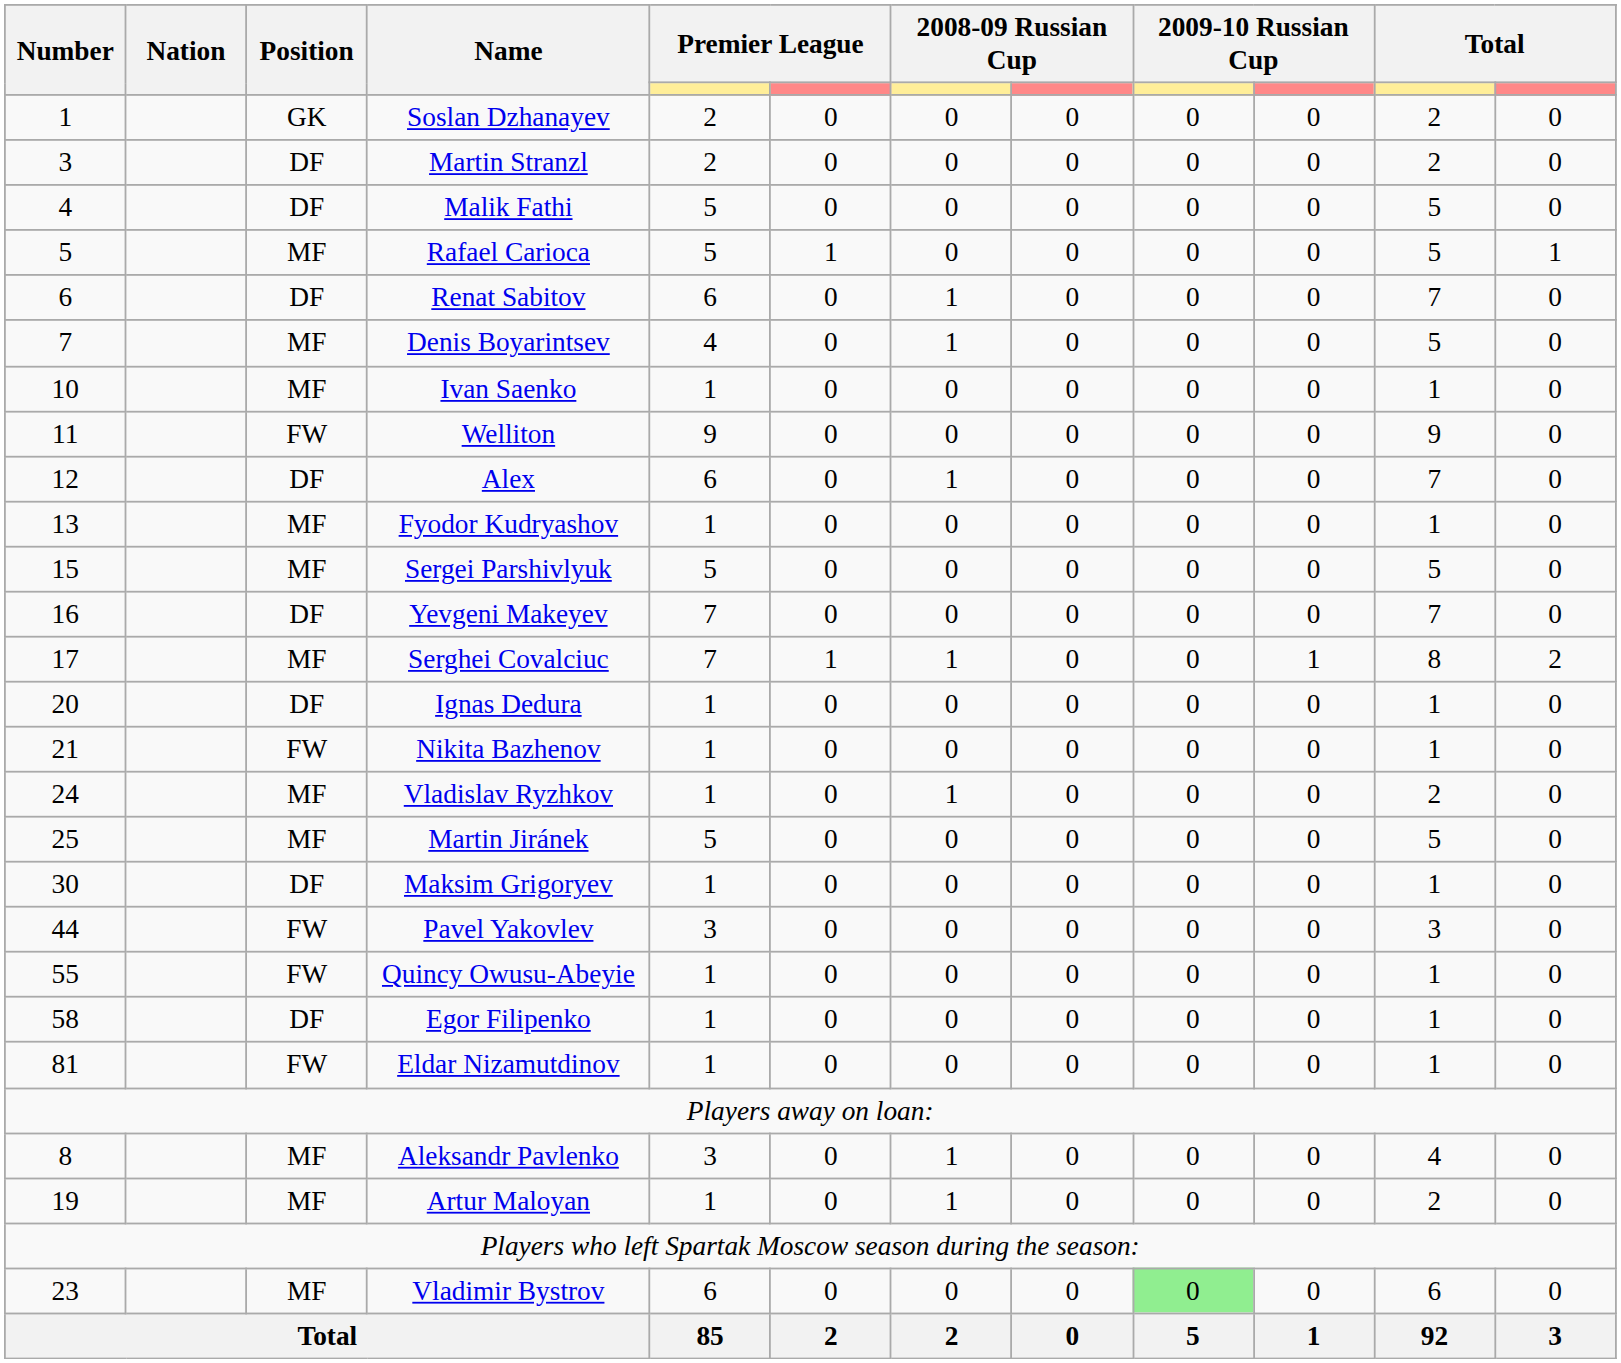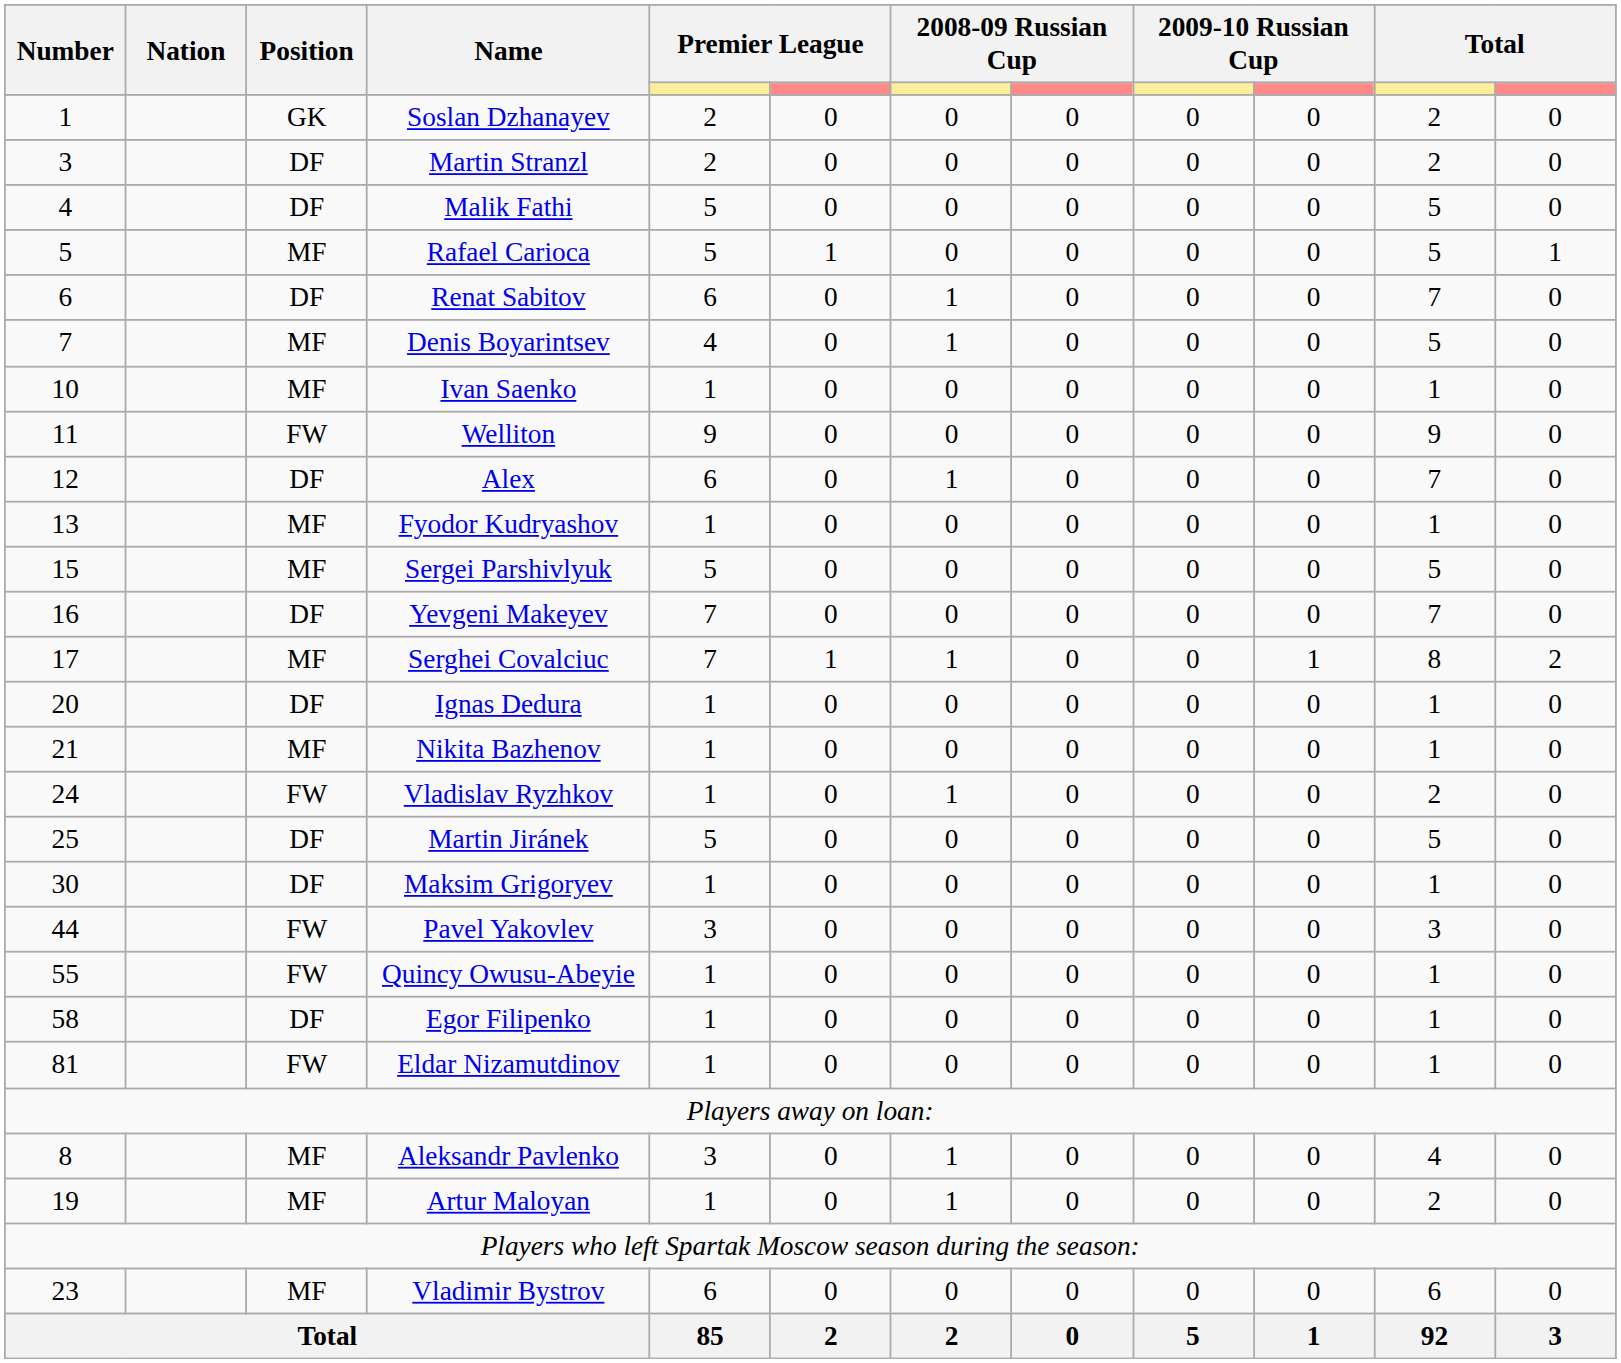(307, 749) FW -> (307, 749) MF
(307, 794) MF -> (307, 794) FW
(307, 839) MF -> (307, 839) DF
(1193, 1290) lightgreen background -> (1193, 1290) no background
